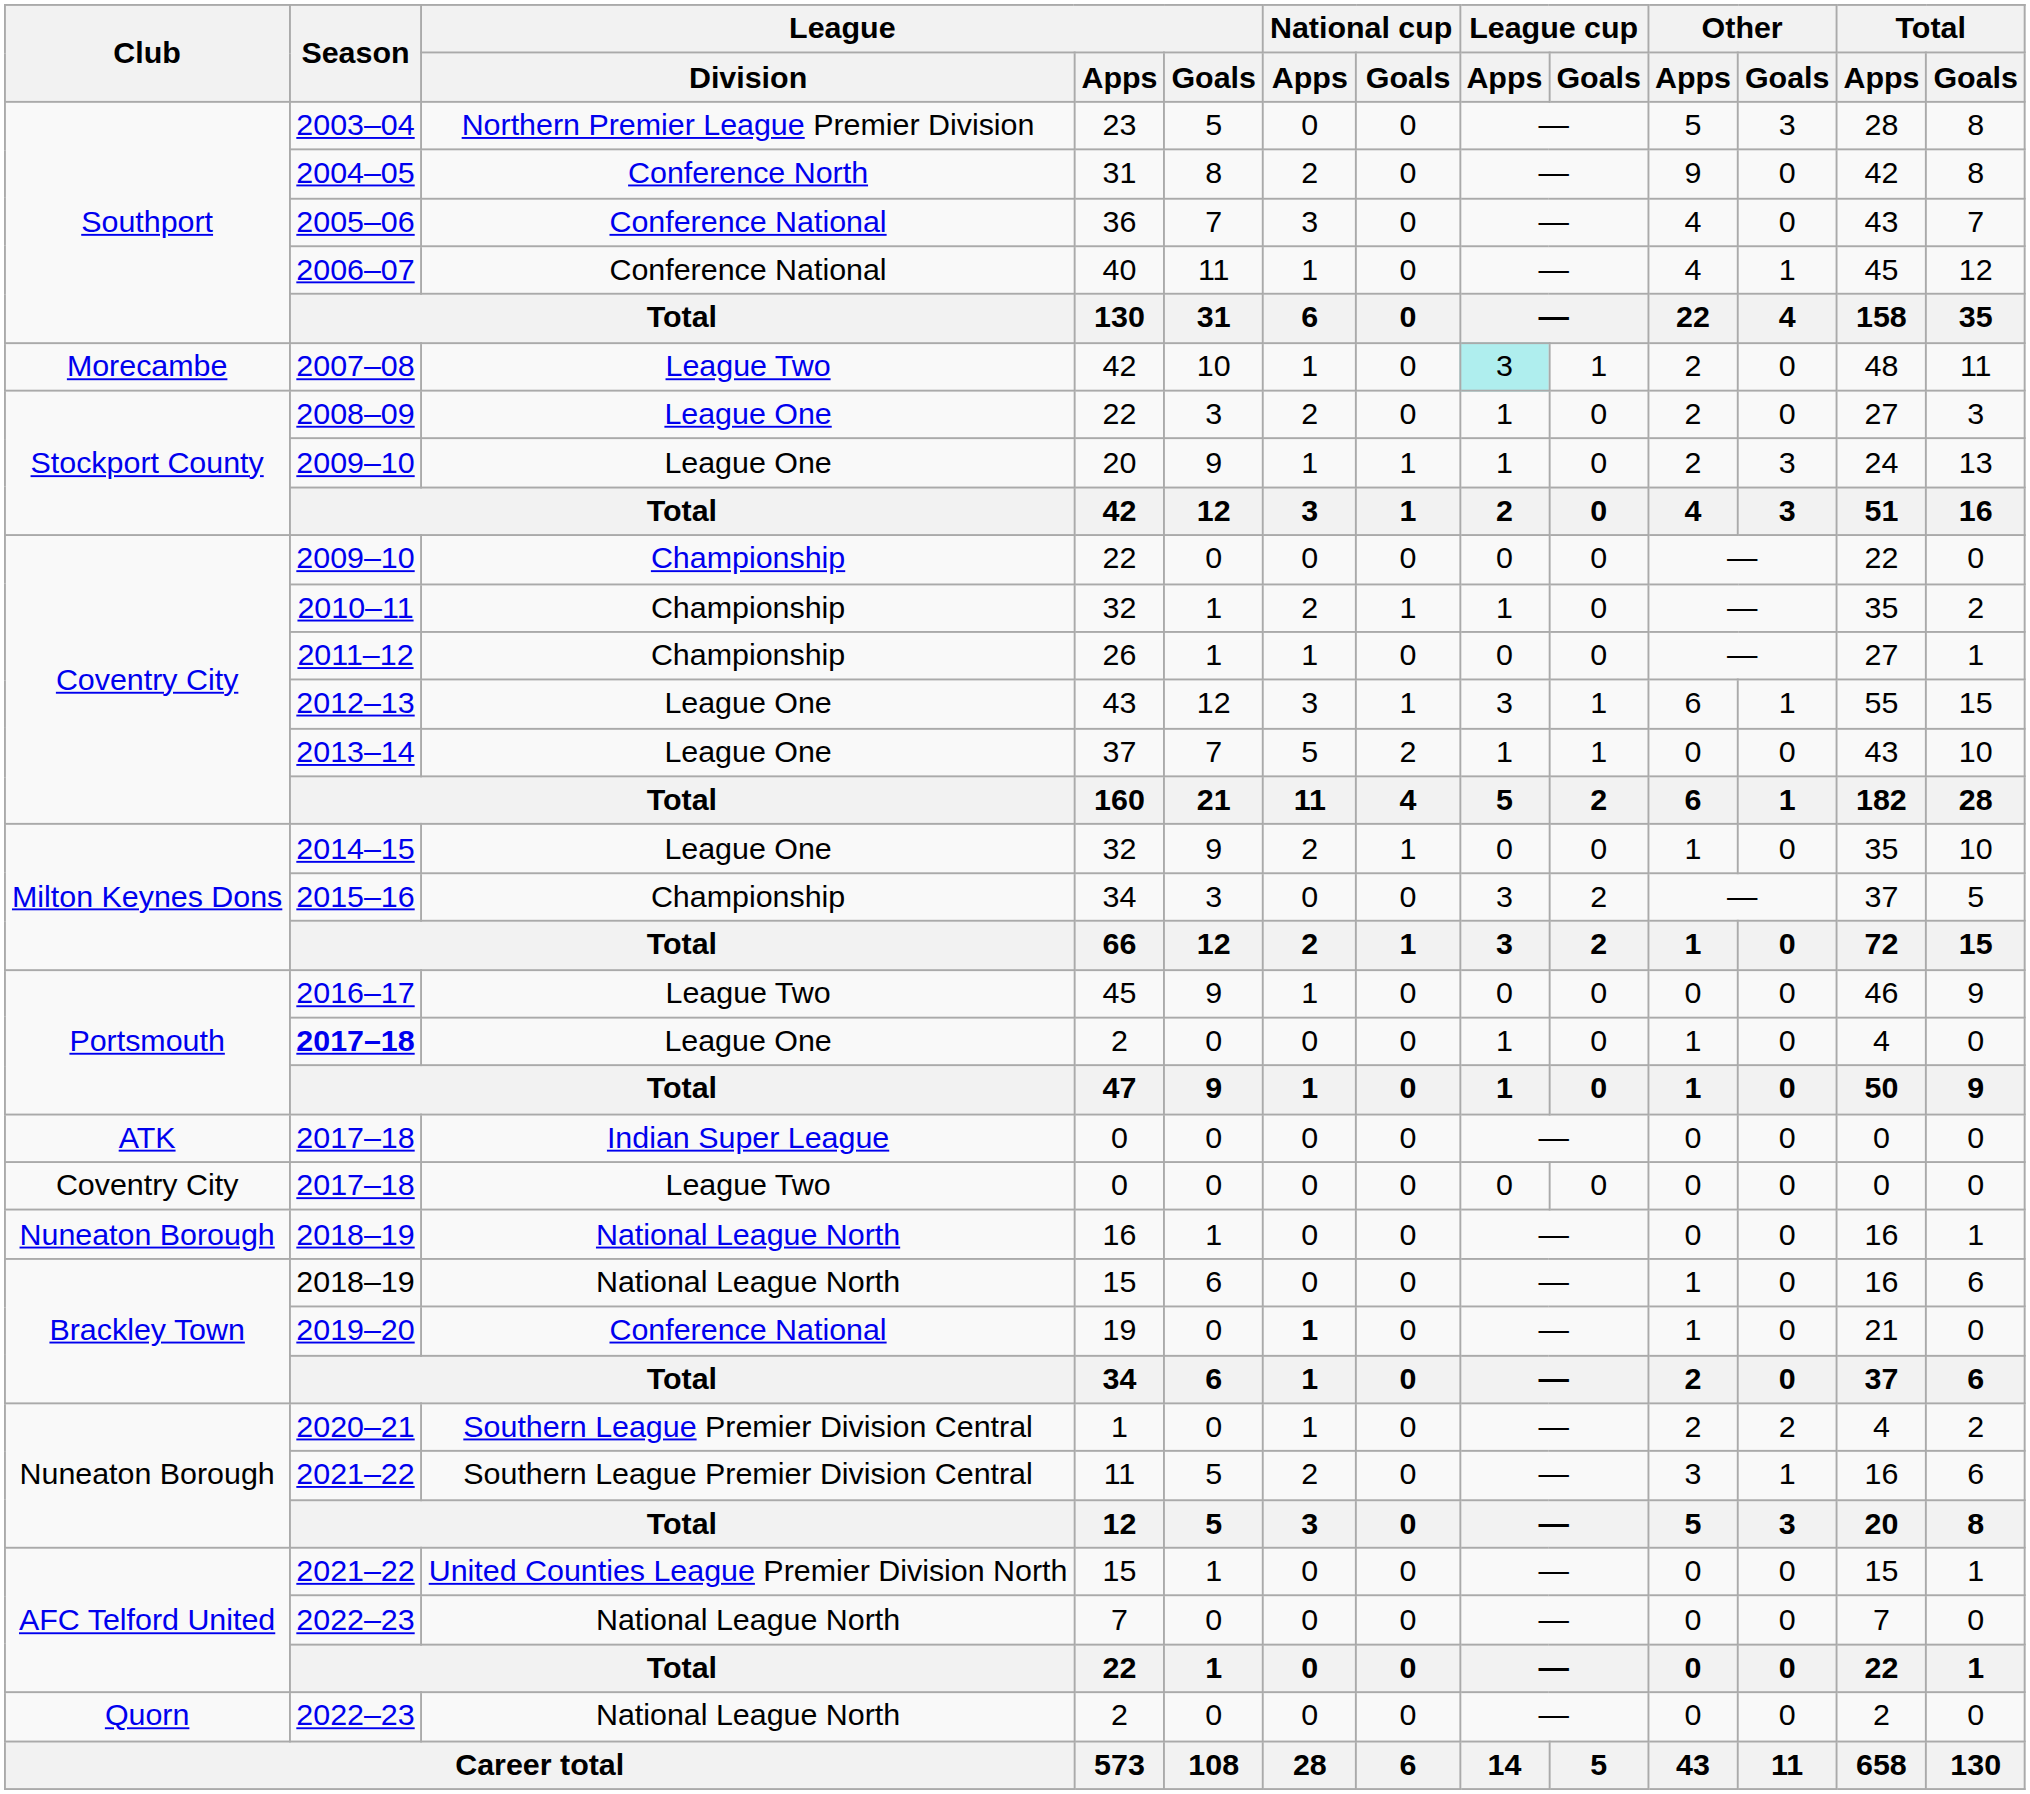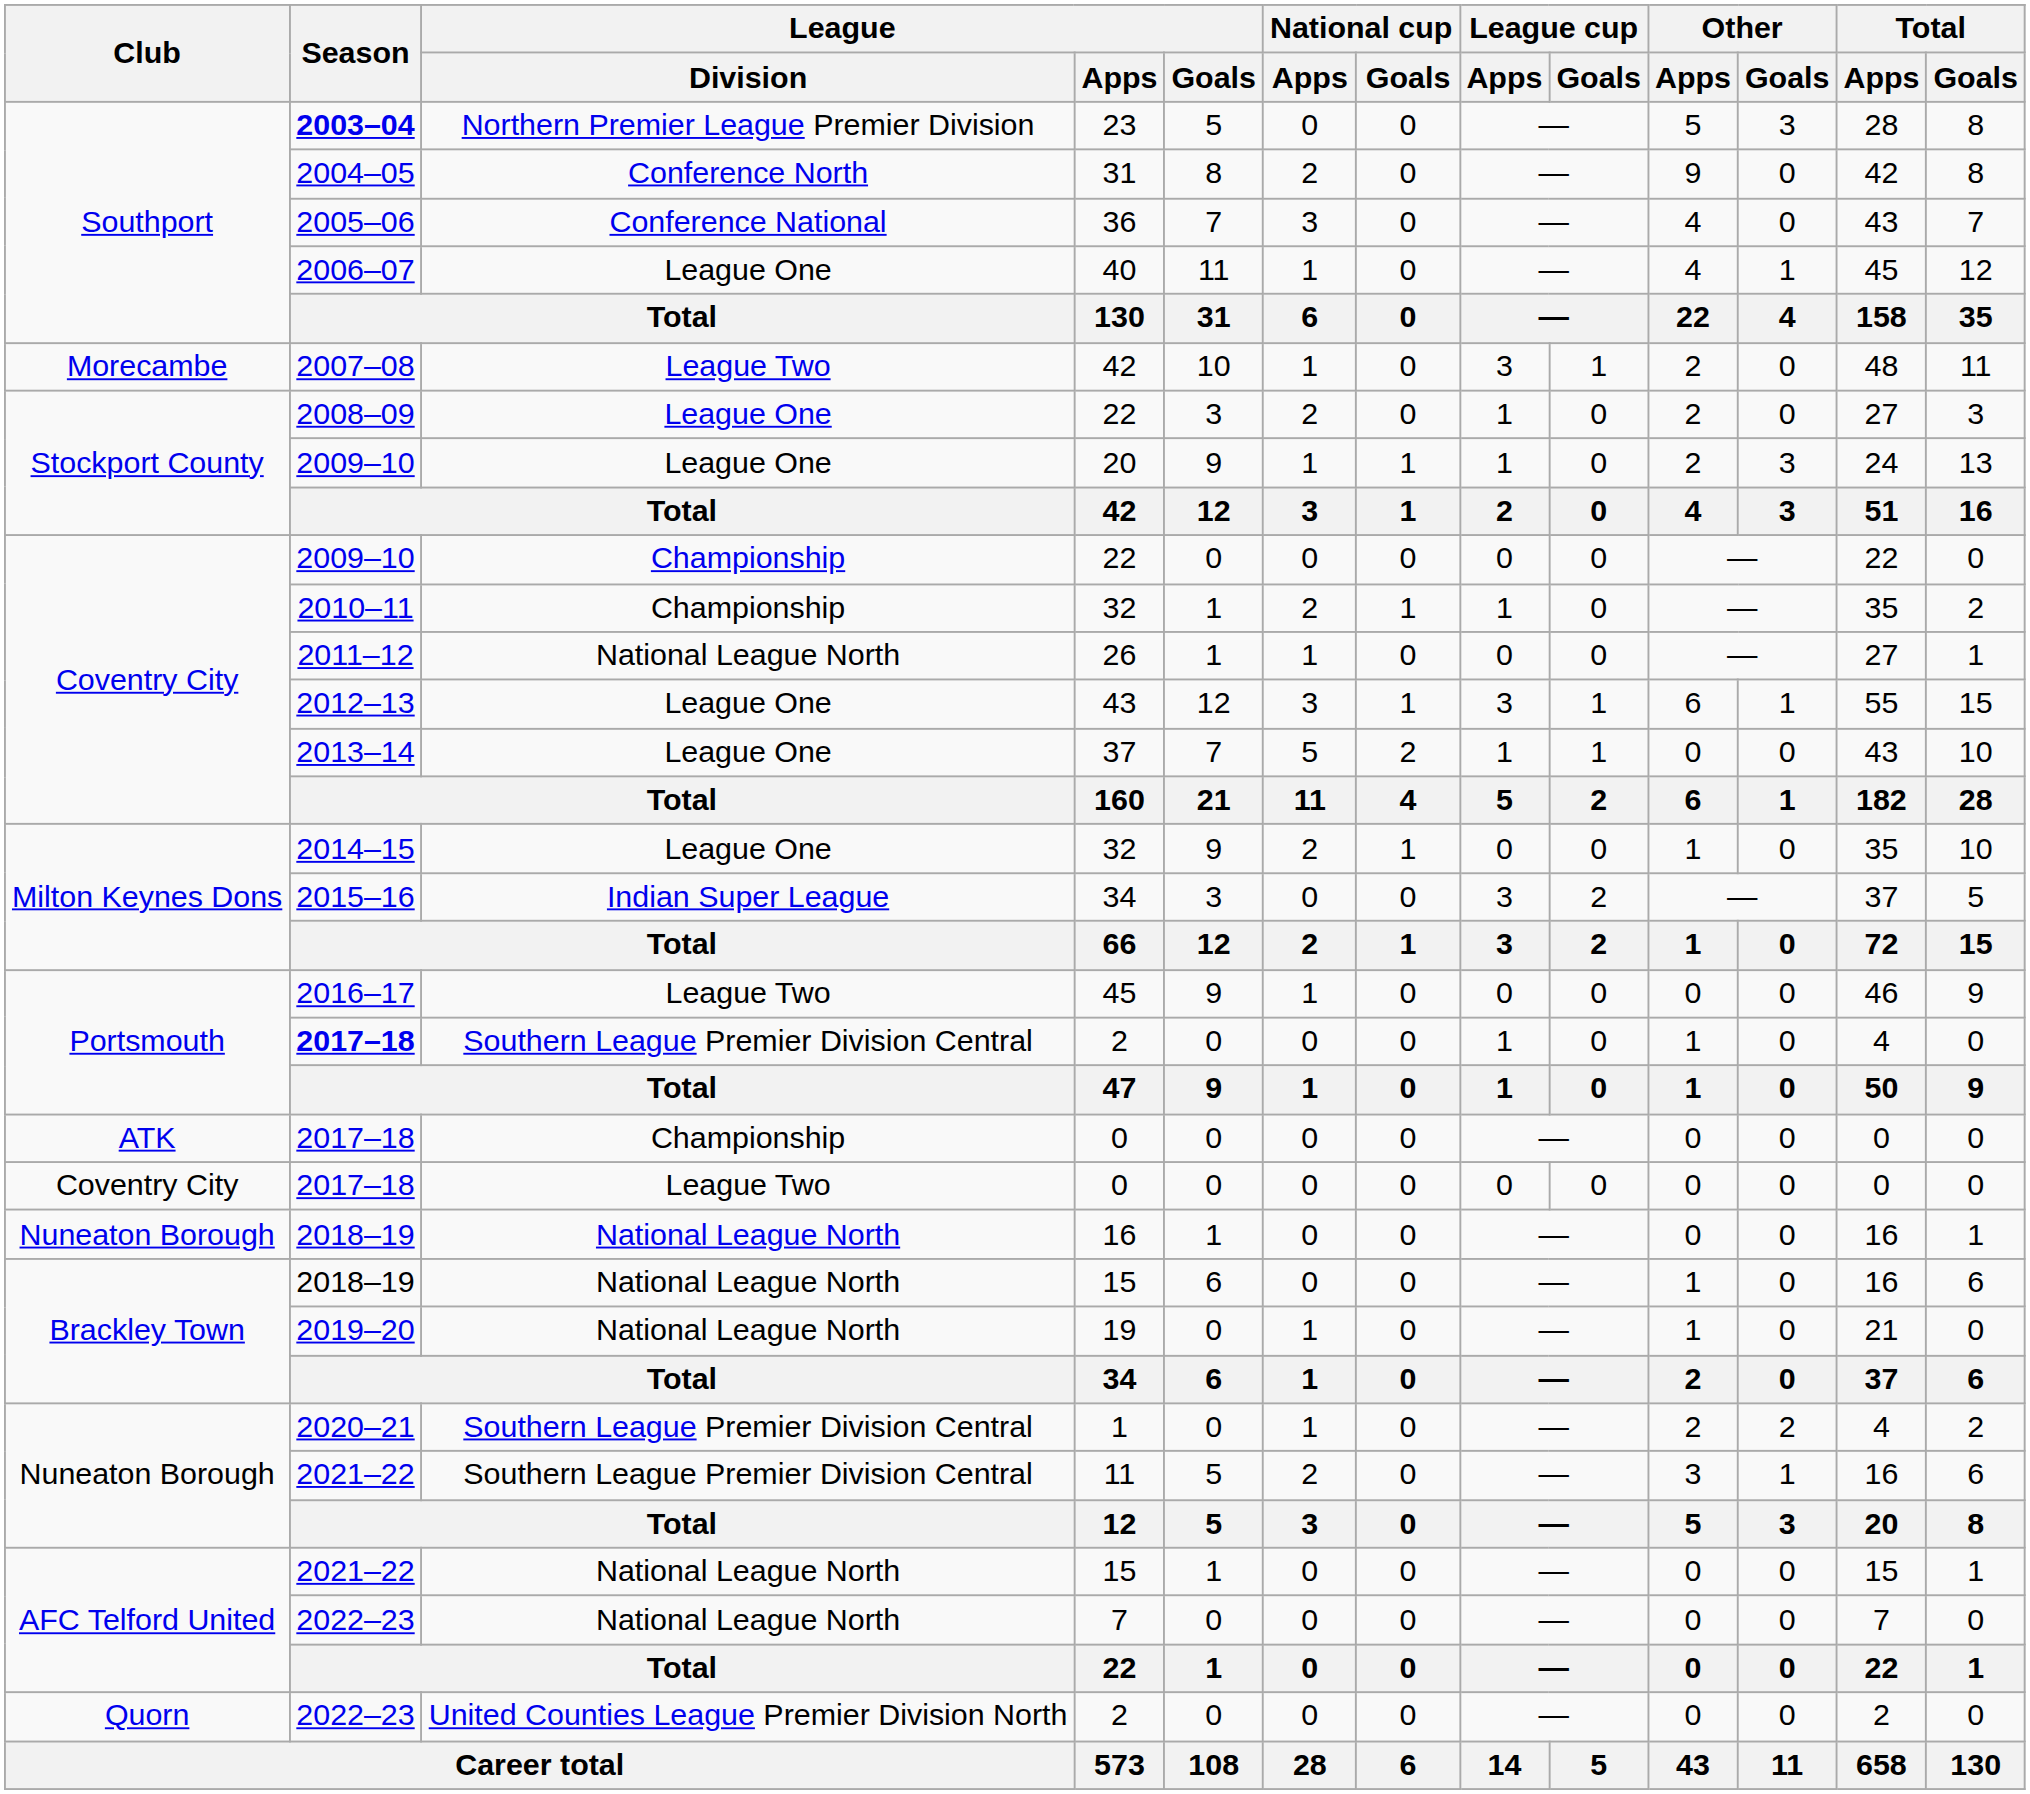(356, 125) normal -> (356, 125) bold
(748, 269) Conference National -> (748, 269) League One
(1504, 366) paleturquoise background -> (1504, 366) no background
(748, 655) Championship -> (748, 655) National League North
(748, 896) Championship -> (748, 896) Indian Super League
(748, 1041) League One -> (748, 1041) Southern League Premier Division Central
(748, 1137) Indian Super League -> (748, 1137) Championship
(748, 1330) Conference National -> (748, 1330) National League North
(1310, 1330) bold -> (1310, 1330) normal
(748, 1571) United Counties League Premier Division North -> (748, 1571) National League North
(748, 1716) National League North -> (748, 1716) United Counties League Premier Division North
